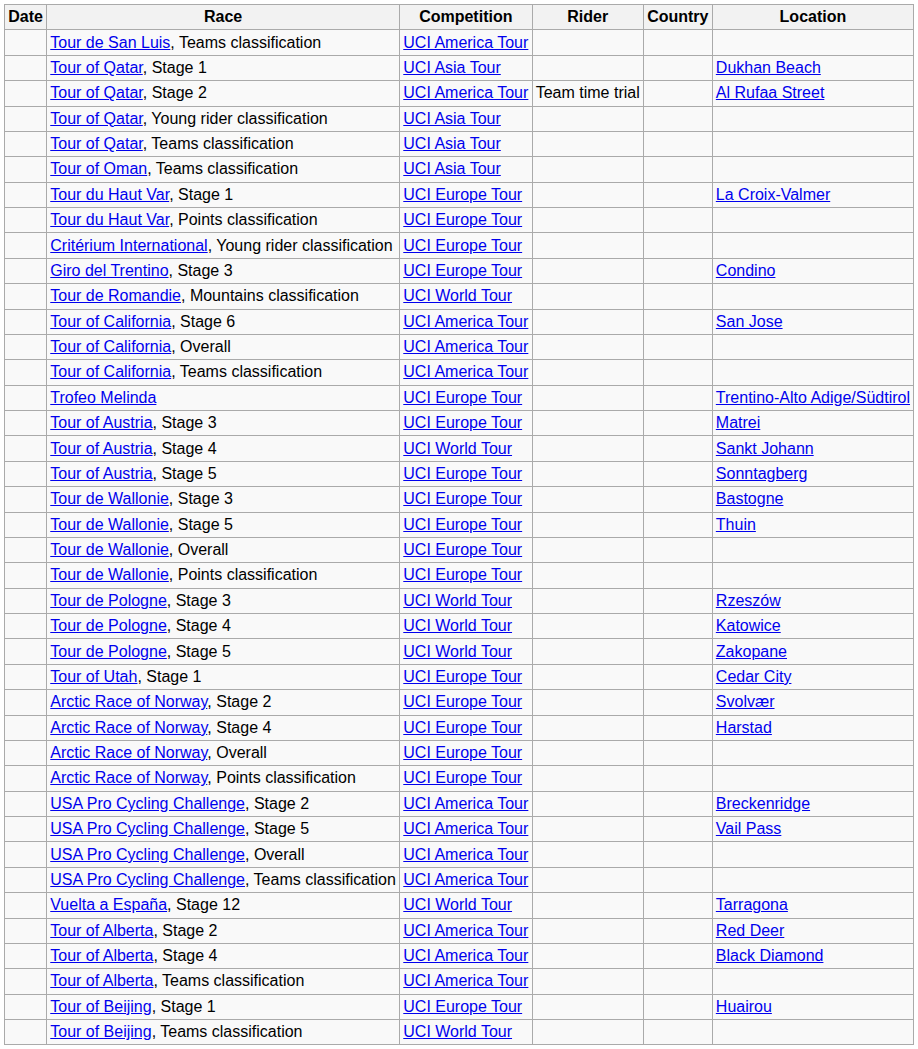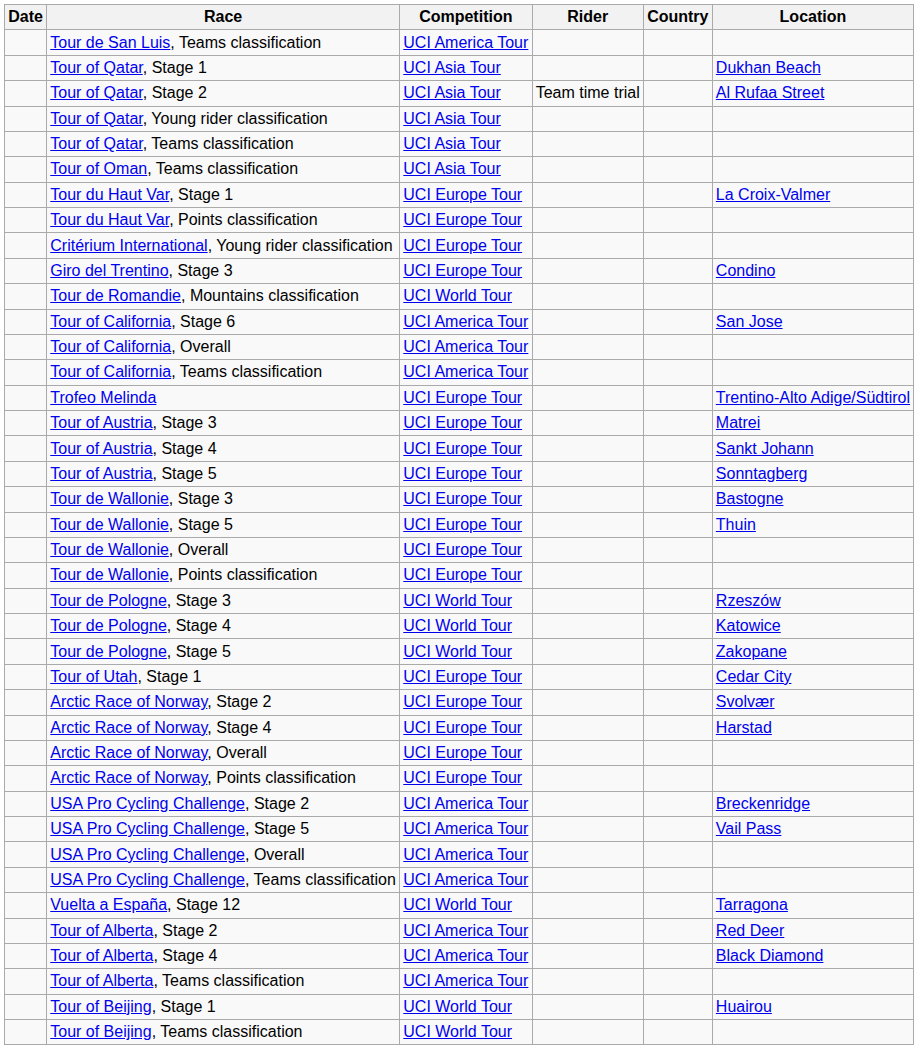(466, 93) UCI America Tour -> (452, 93) UCI Asia Tour
(458, 448) UCI World Tour -> (463, 448) UCI Europe Tour
(463, 1006) UCI Europe Tour -> (458, 1006) UCI World Tour
